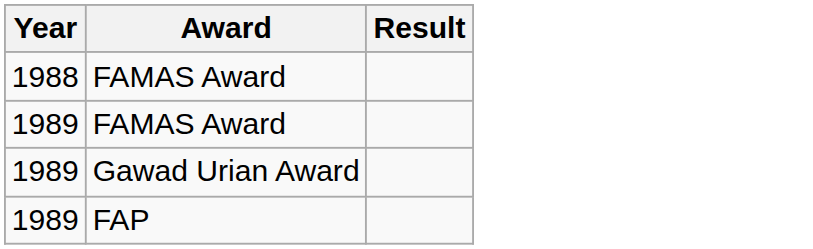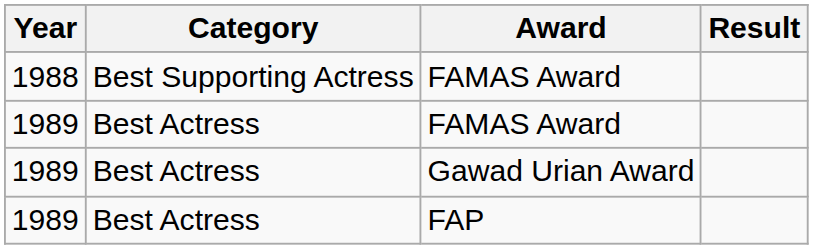+ column: (253, 28)
